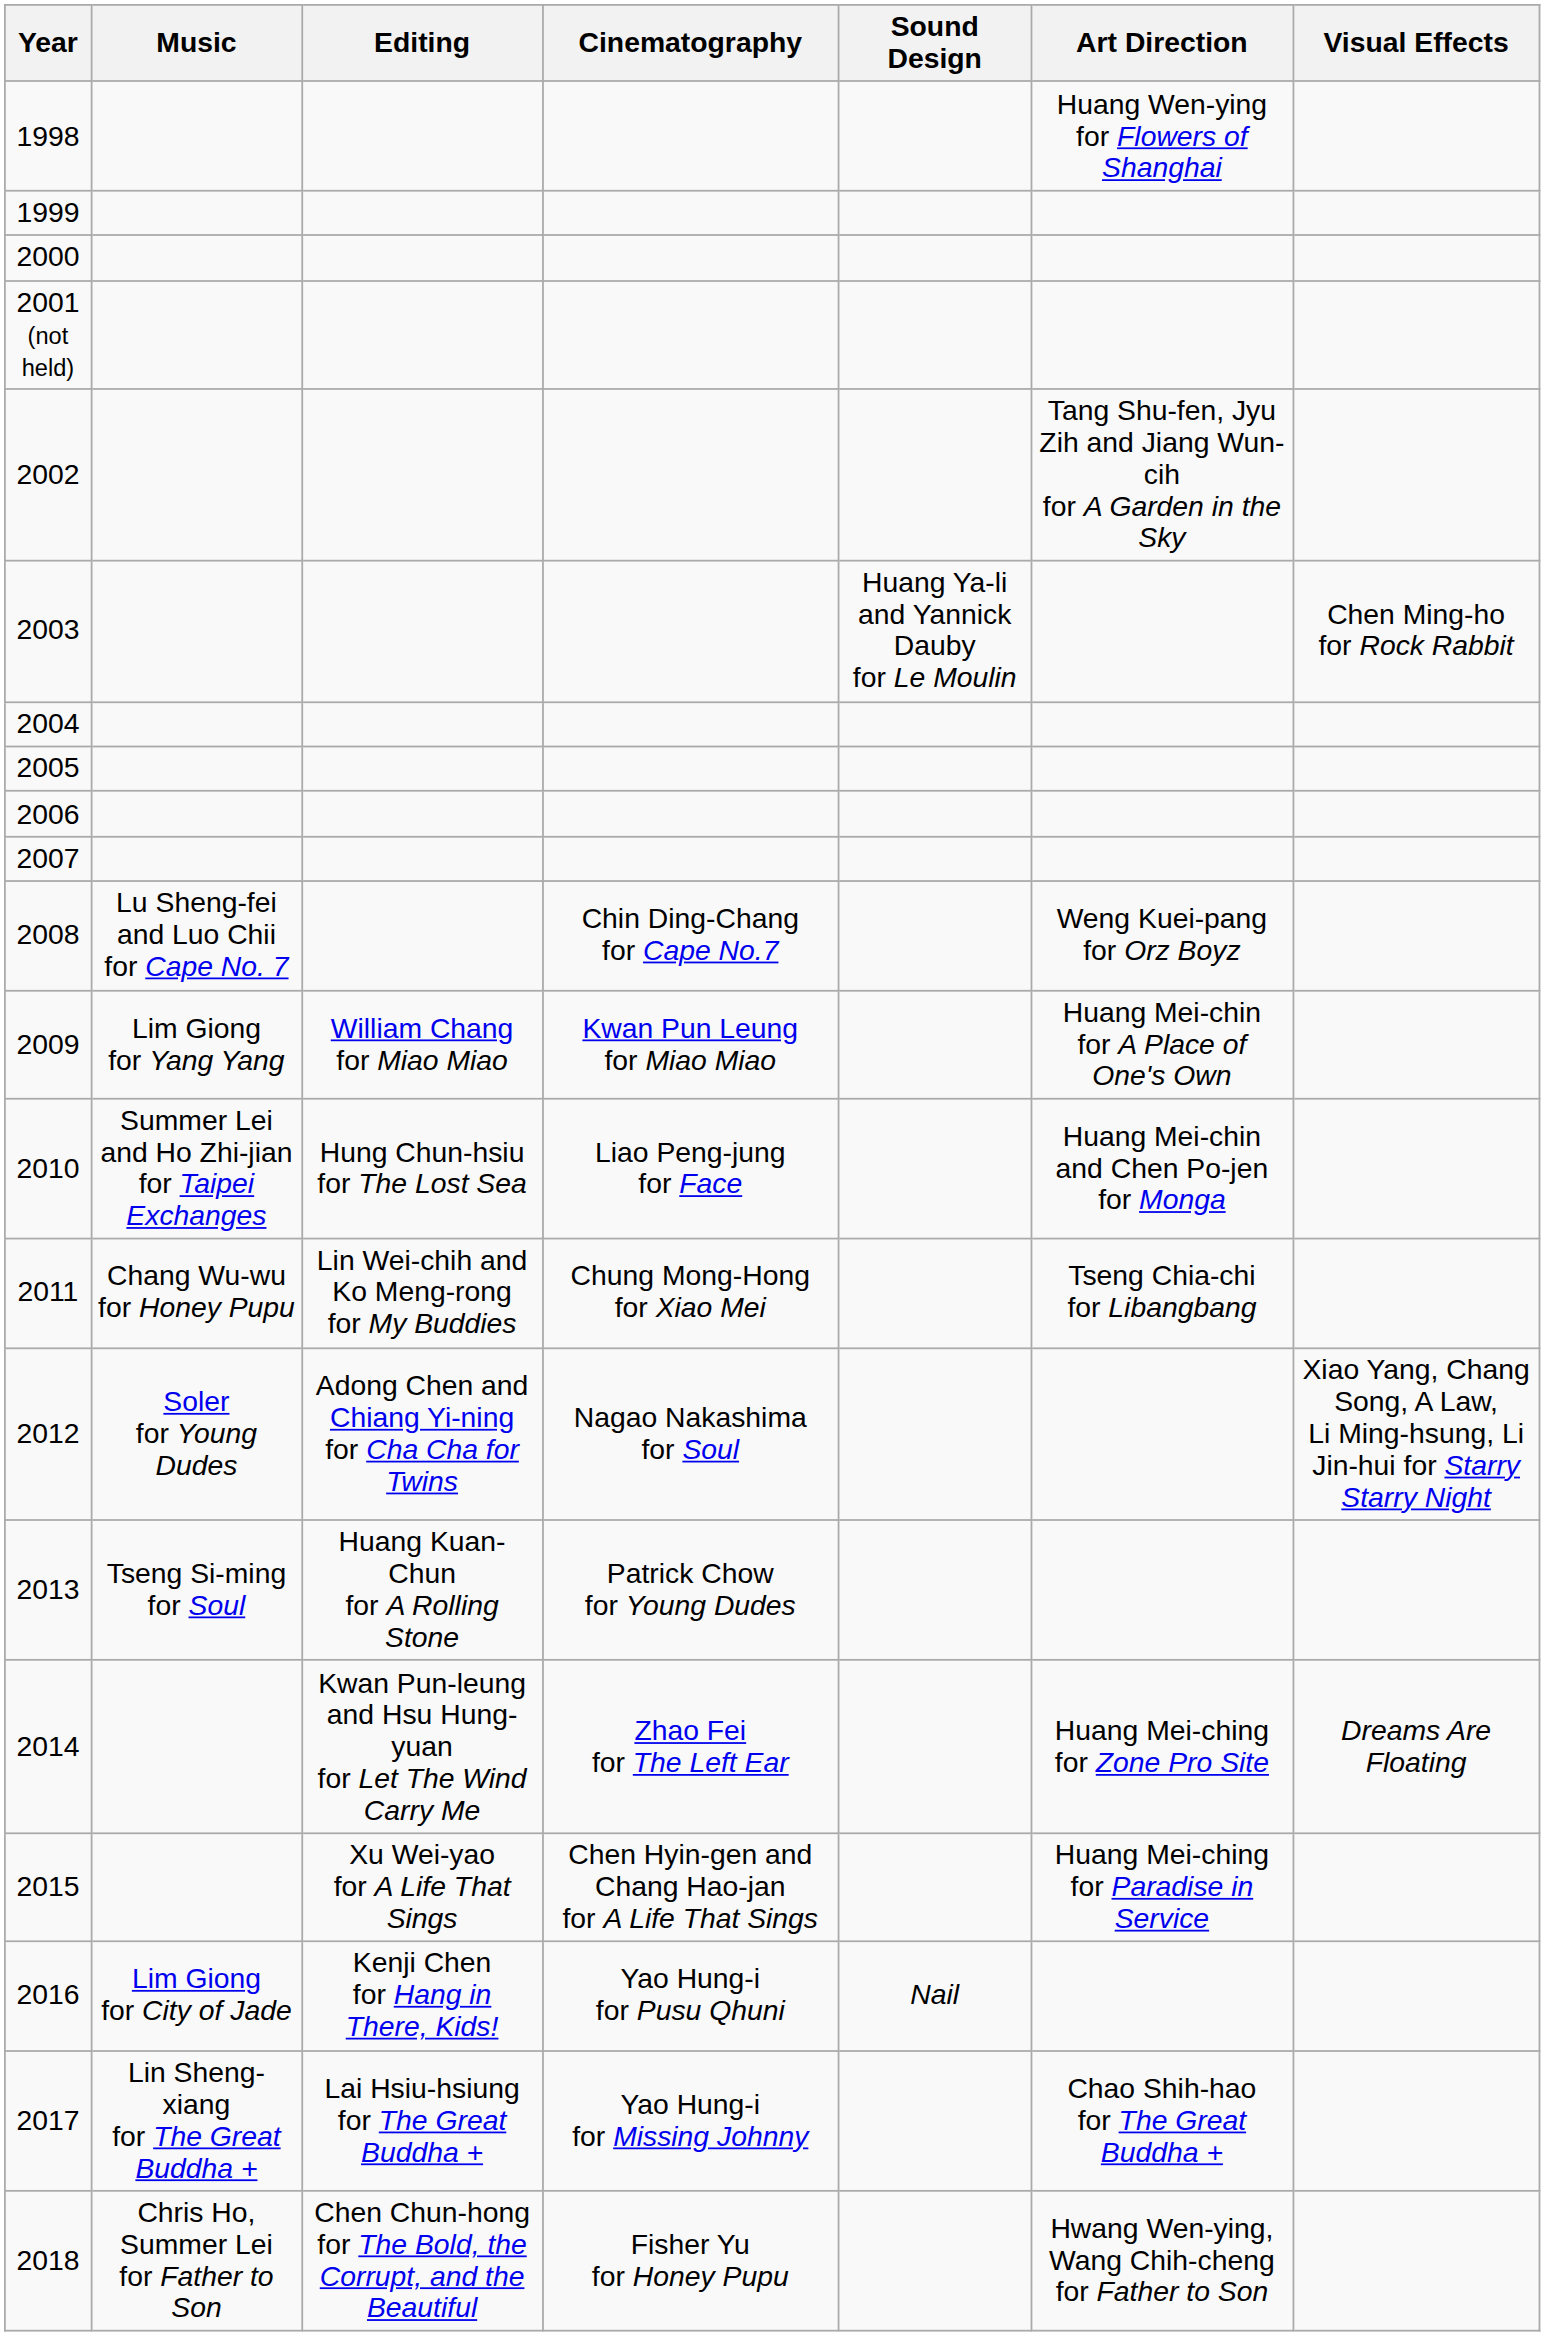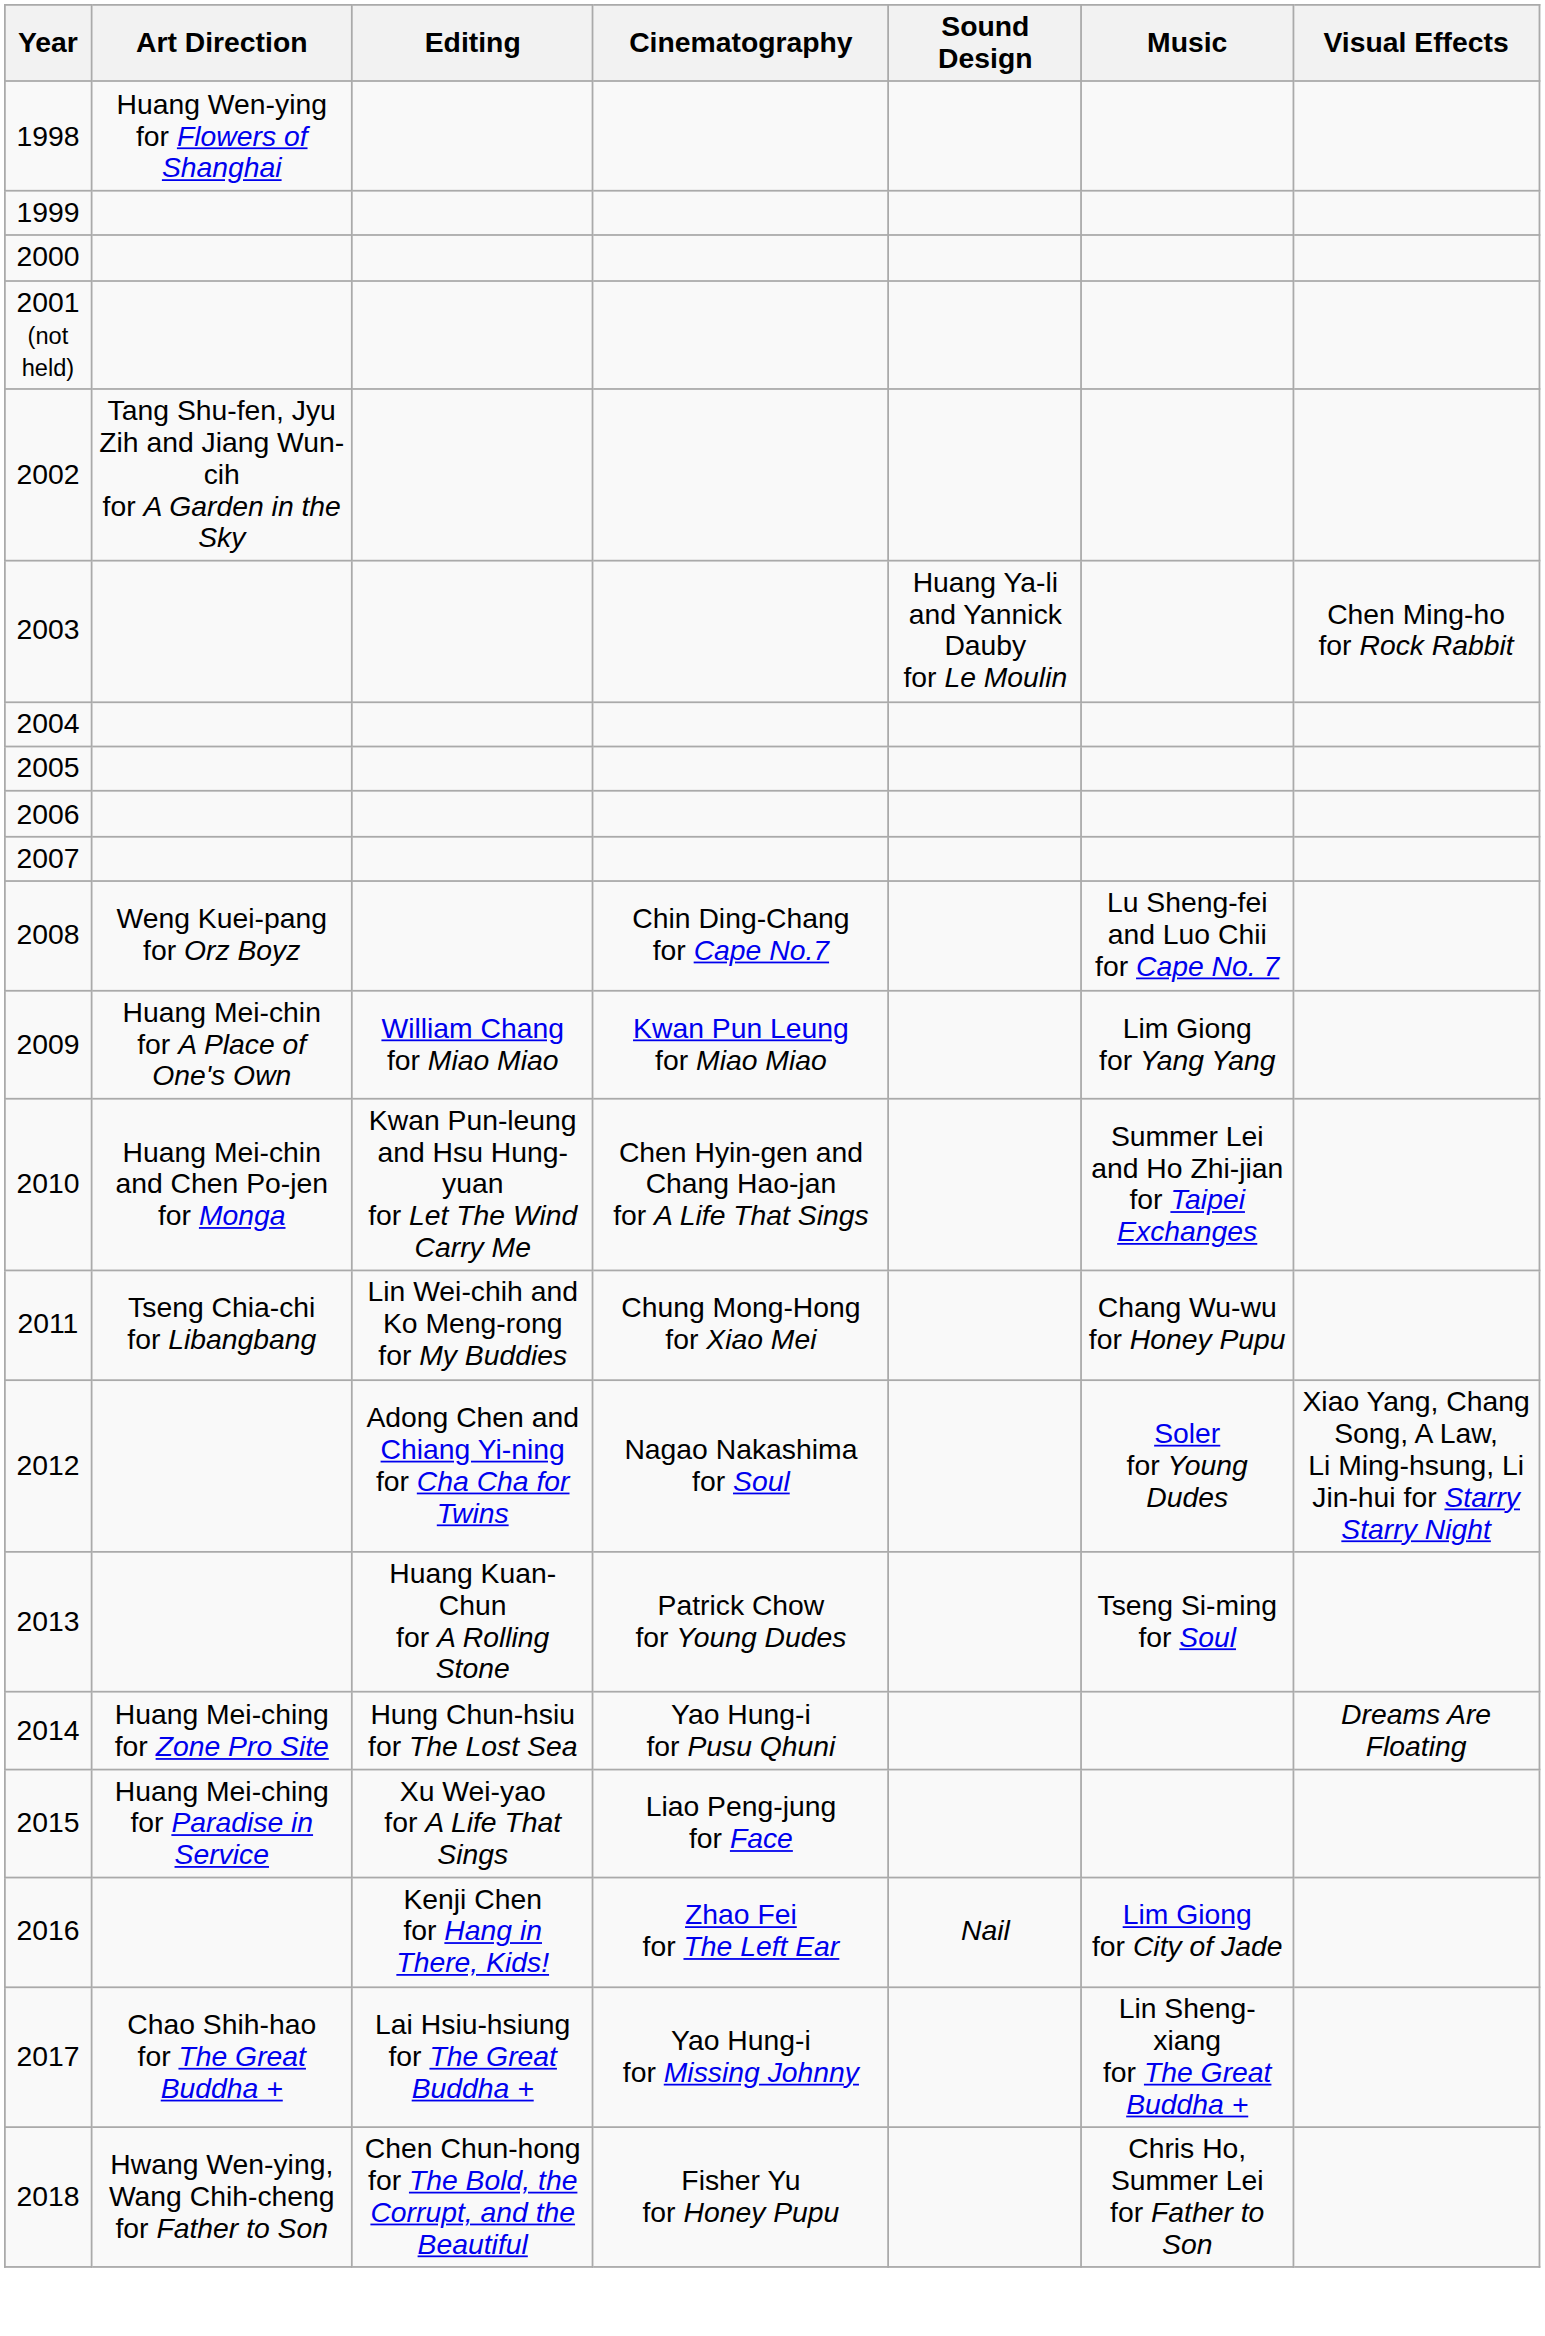columns swapped: (196, 42) <-> (1162, 42)
(422, 1168) Hung Chun-hsiu for The Lost Sea -> (473, 1184) Kwan Pun-leung and Hsu Hung-yuan for Let The Wind Carry Me
(690, 1168) Liao Peng-jung for Face -> (741, 1184) Chen Hyin-gen and Chang Hao-jan for A Life That Sings
(422, 1746) Kwan Pun-leung and Hsu Hung-yuan for Let The Wind Carry Me -> (473, 1730) Hung Chun-hsiu for The Lost Sea
(690, 1746) Zhao Fei for The Left Ear -> (741, 1730) Yao Hung-i for Pusu Qhuni
(690, 1886) Chen Hyin-gen and Chang Hao-jan for A Life That Sings -> (741, 1823) Liao Peng-jung for Face
(690, 1995) Yao Hung-i for Pusu Qhuni -> (741, 1931) Zhao Fei for The Left Ear
